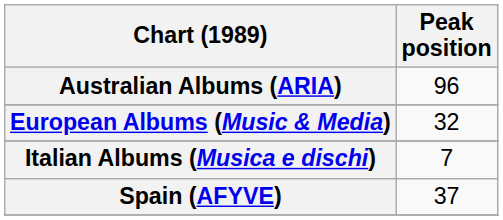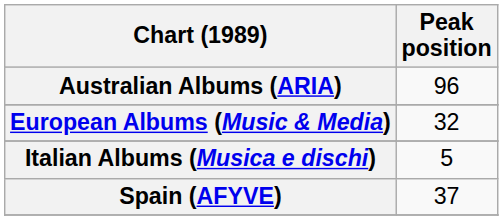(447, 159) 7 -> (447, 159) 5
